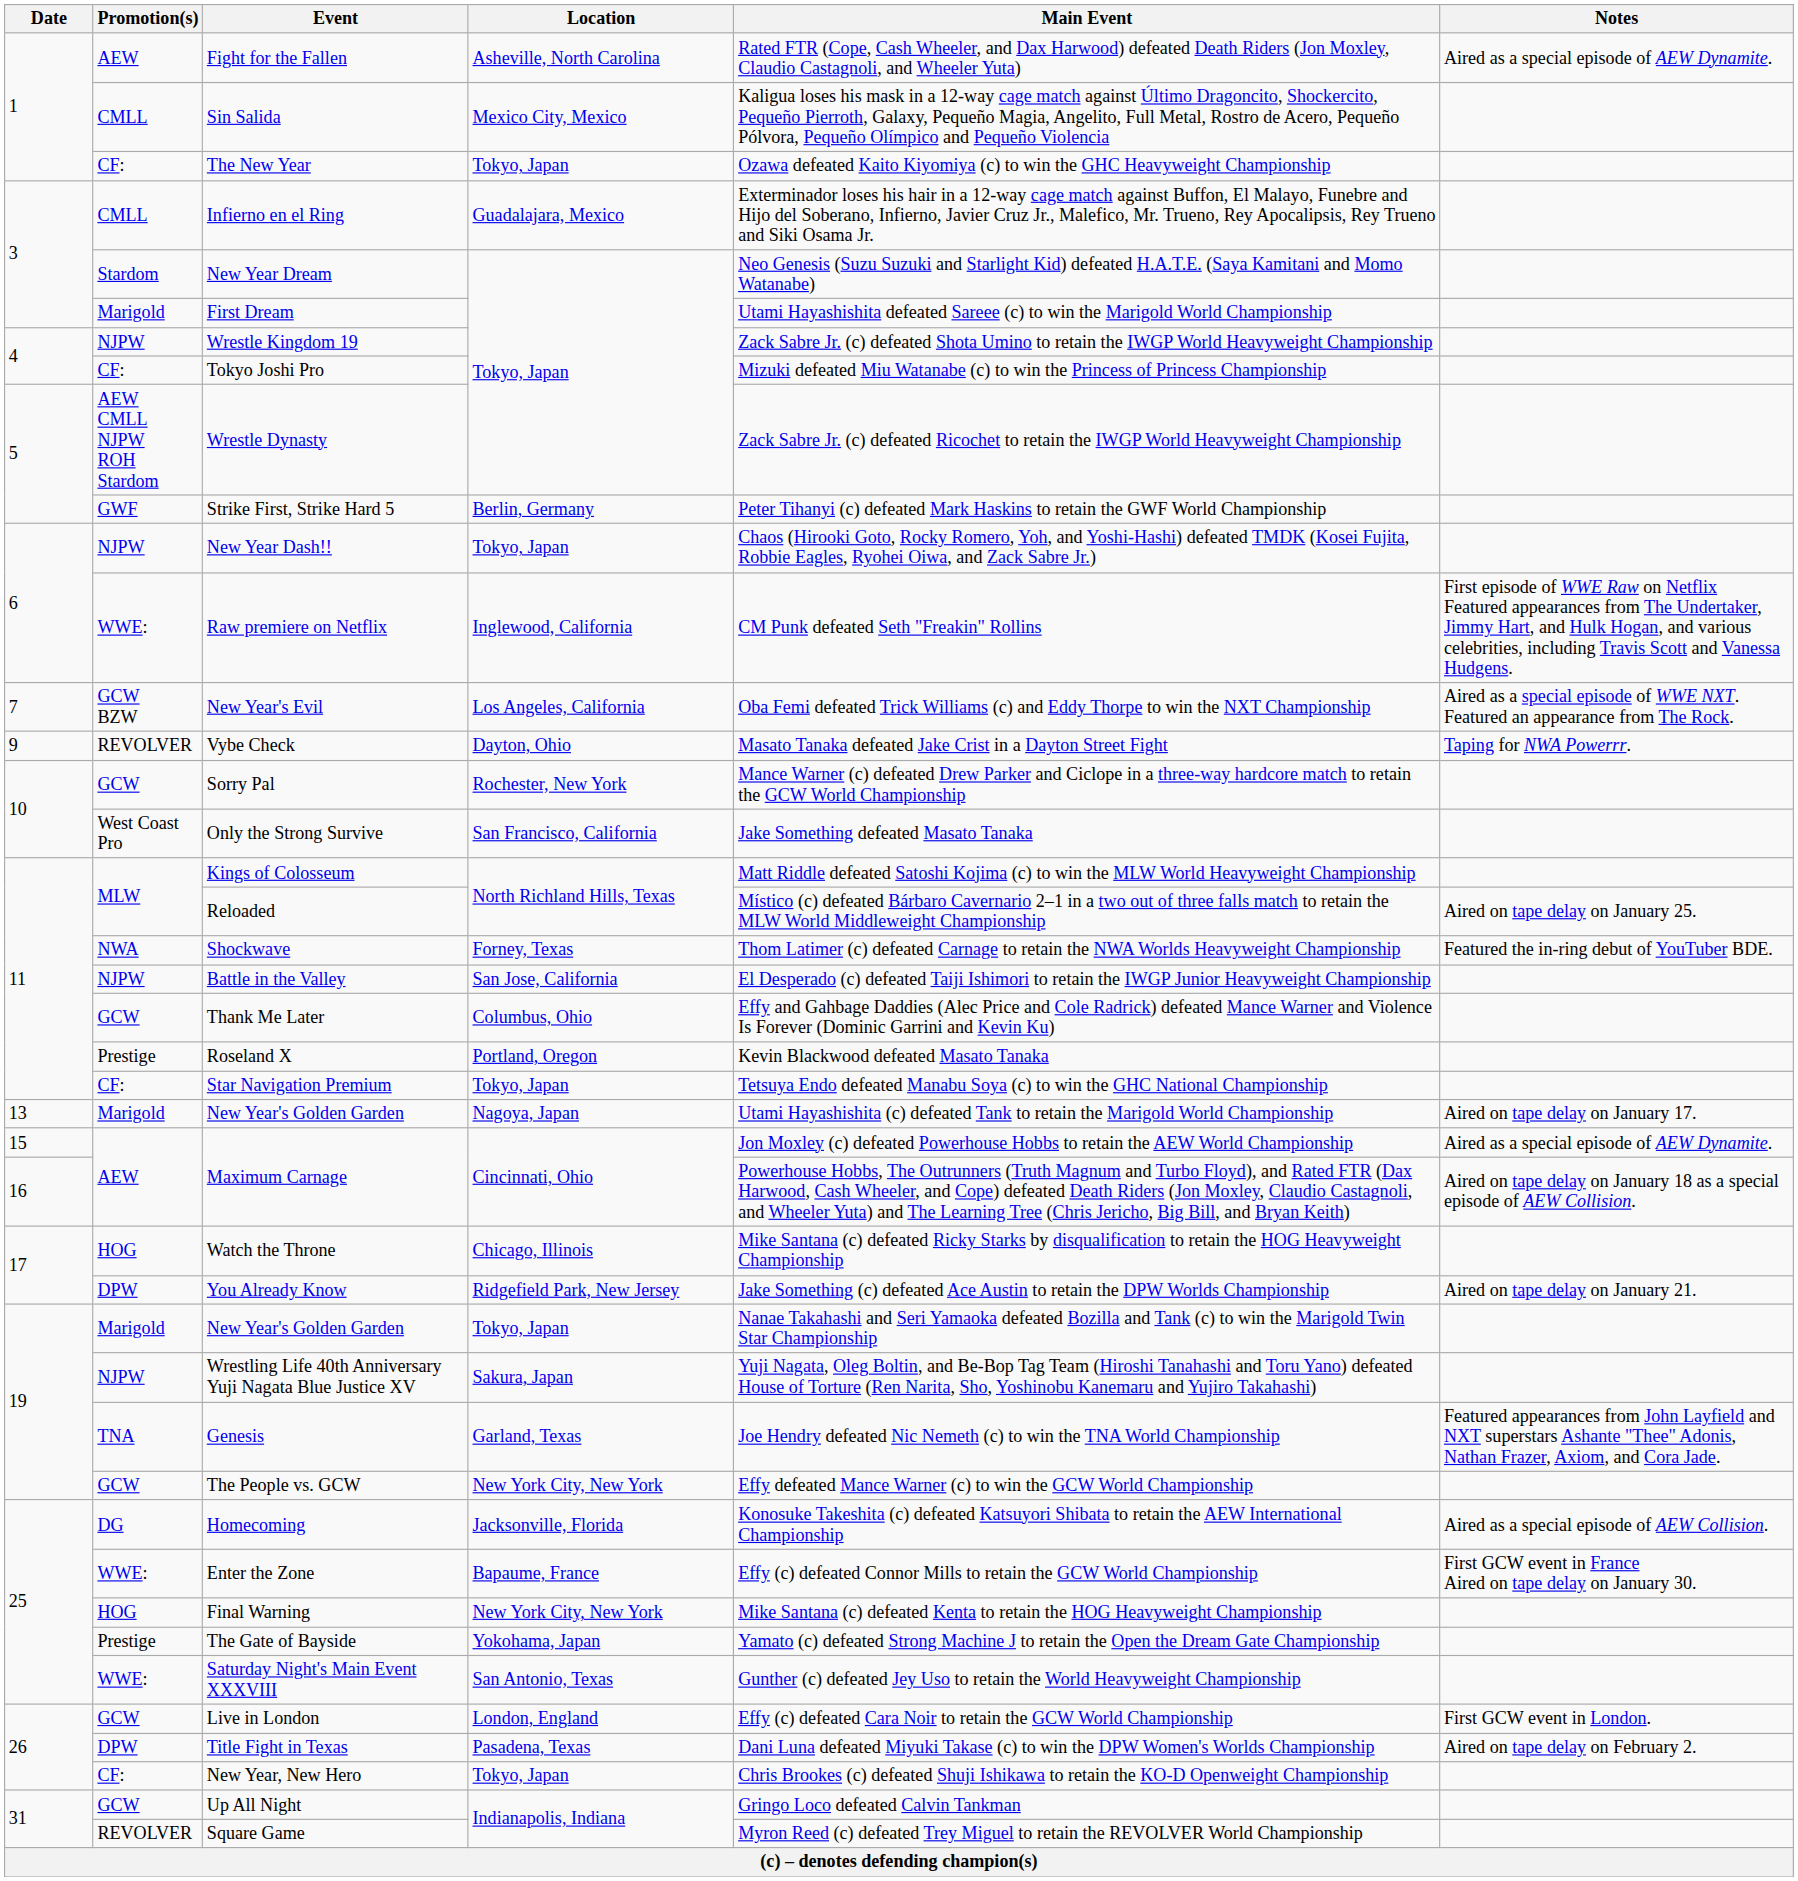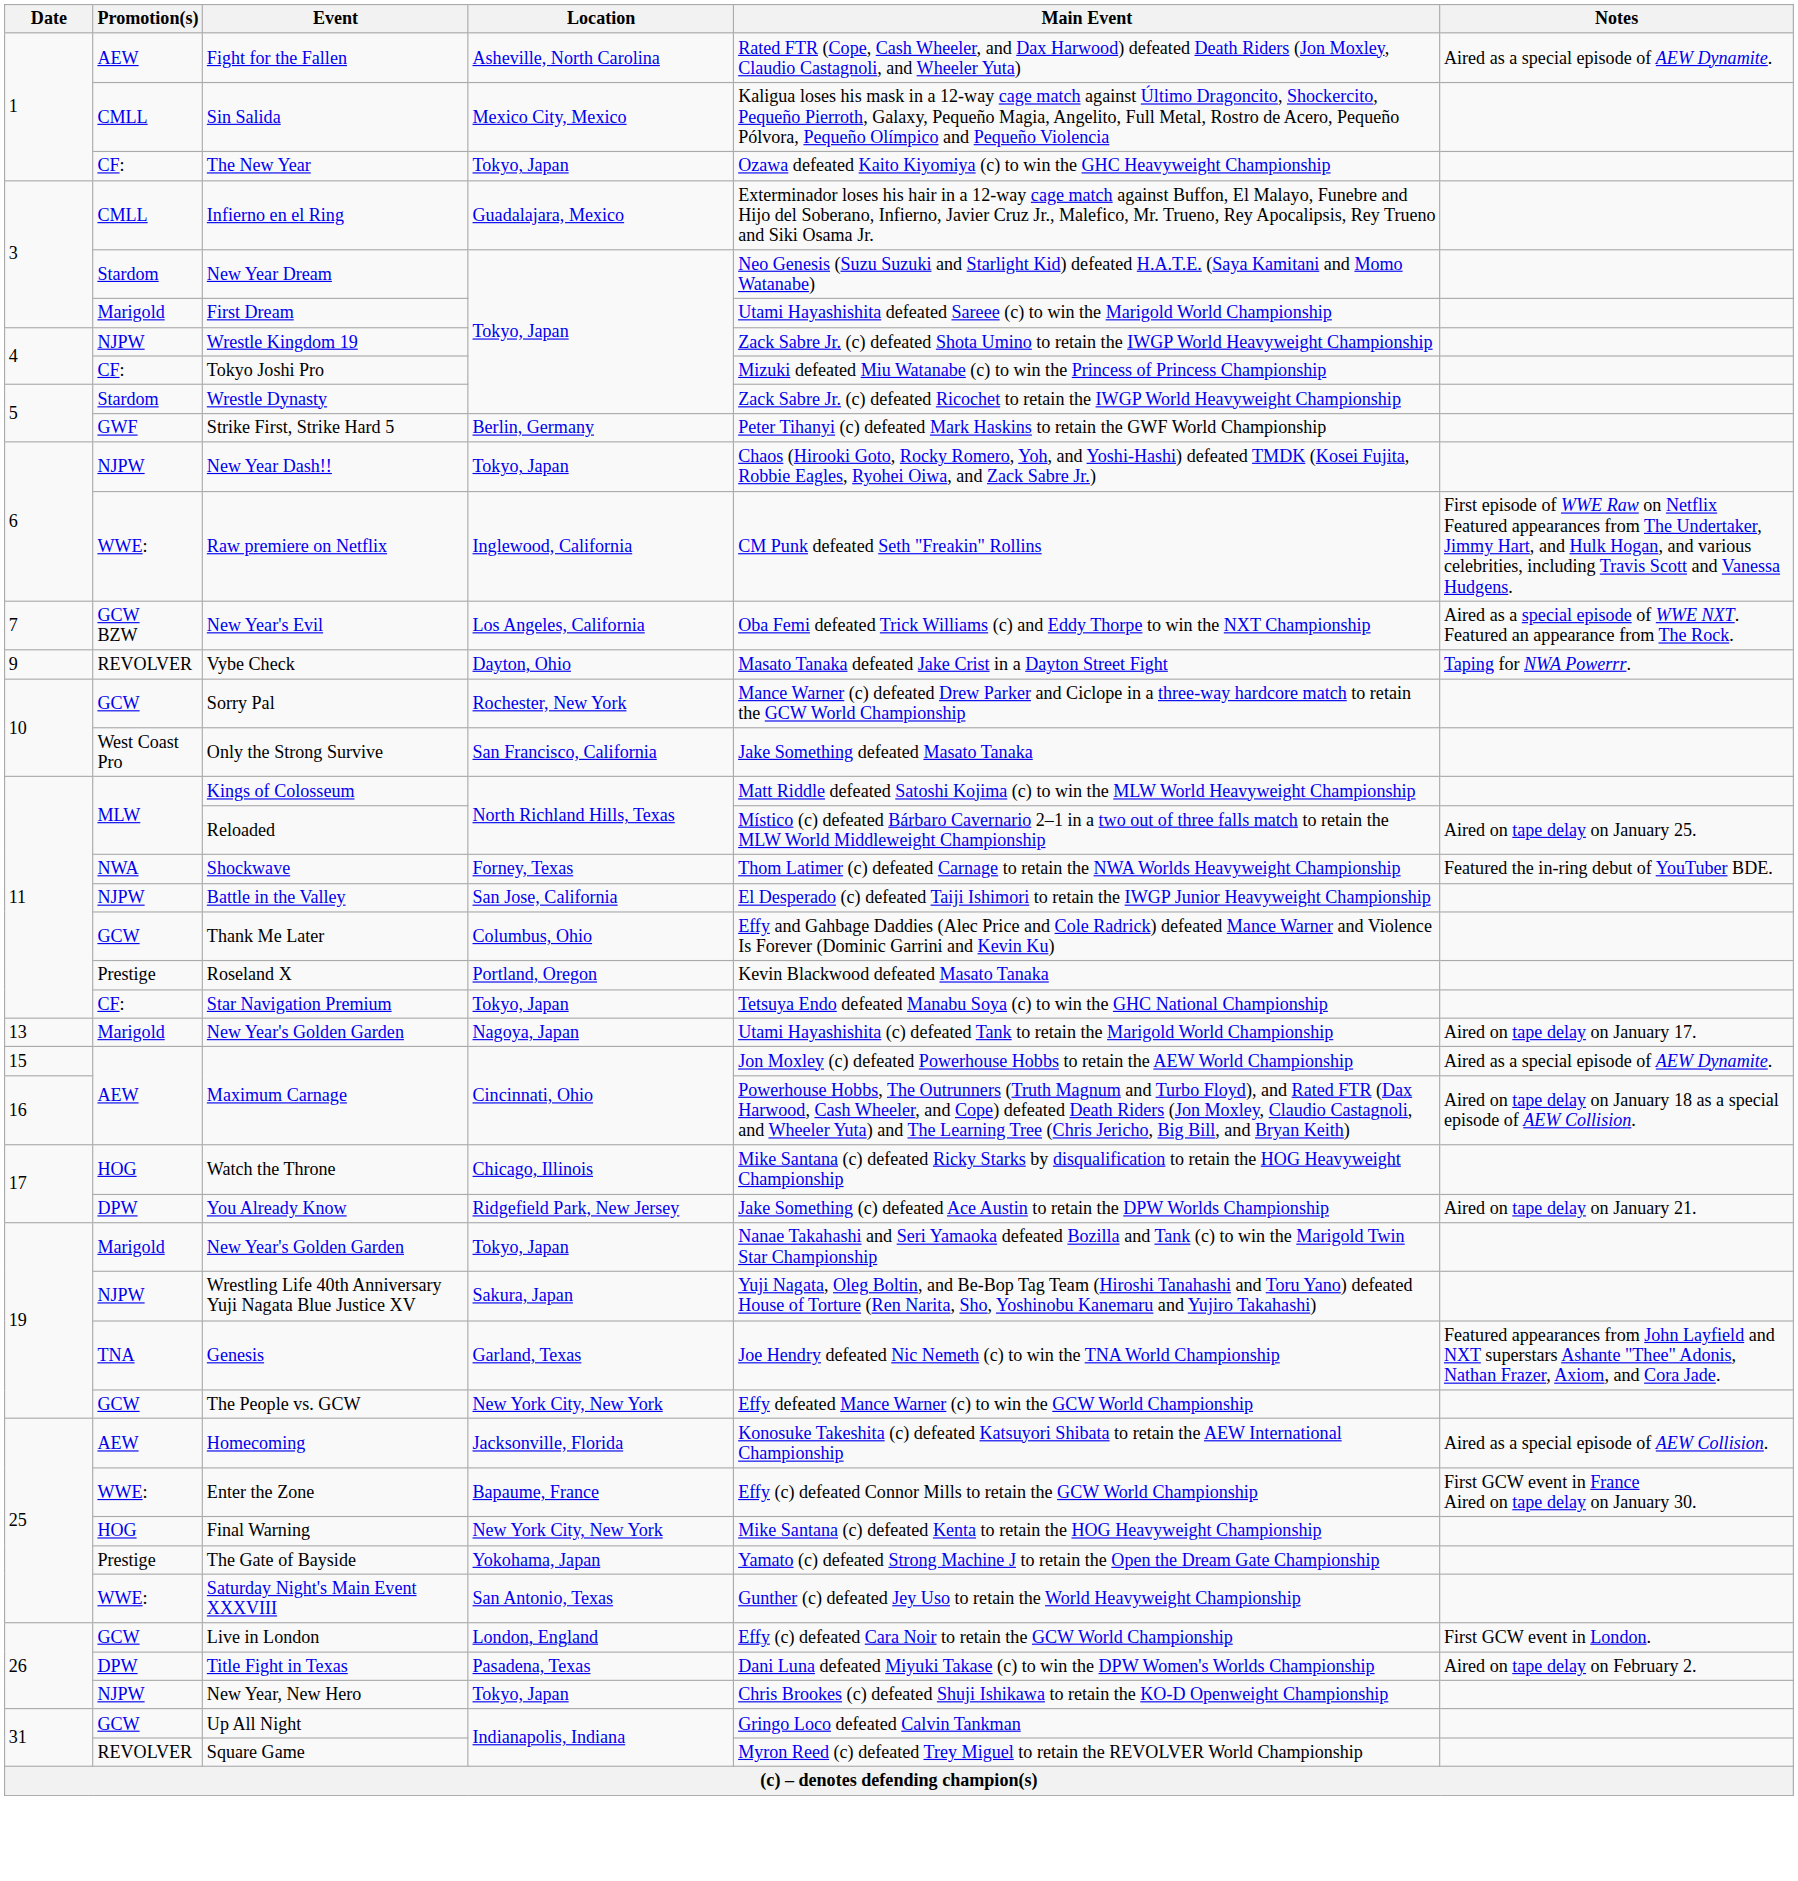(128, 439) AEW CMLL NJPW ROH Stardom -> (128, 398) Stardom
(110, 1524) DG -> (118, 1443) AEW
(111, 1775) CF: -> (121, 1694) NJPW
